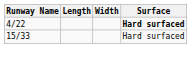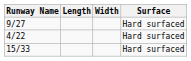+ row: (16, 24)
(154, 24) bold -> (154, 37) normal
